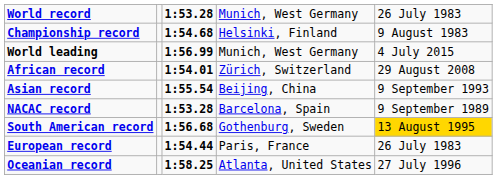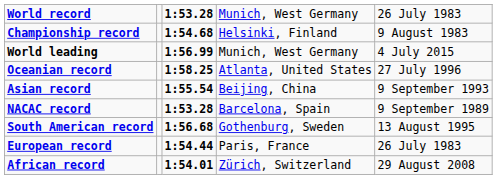rows swapped: (56, 70) <-> (59, 165)
(426, 127) gold background -> (426, 127) no background
